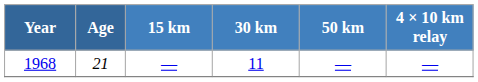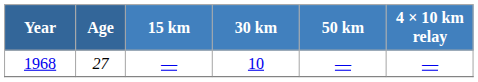(101, 63) 21 -> (101, 63) 27
(256, 63) 11 -> (256, 63) 10
